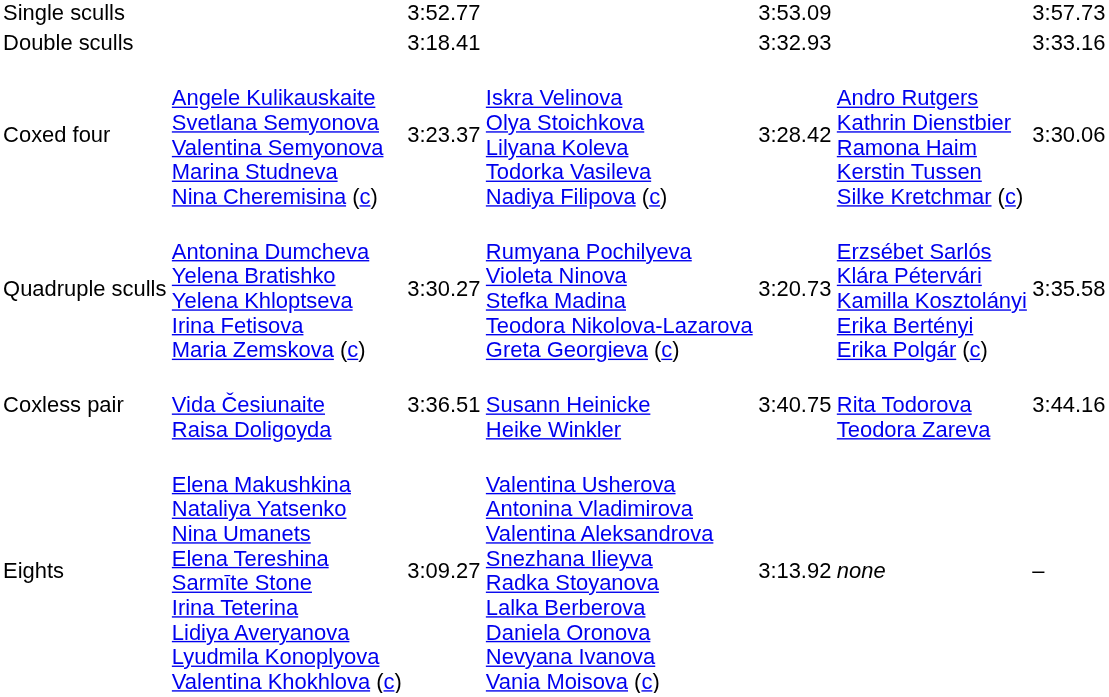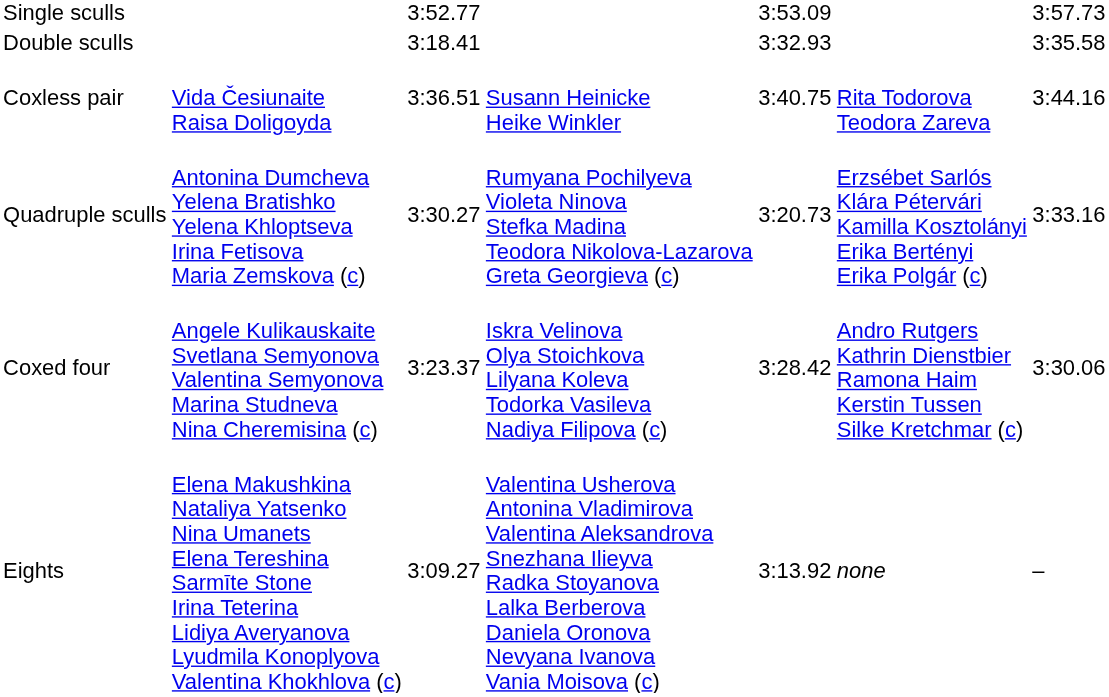(1069, 43) 3:33.16 -> (1069, 43) 3:35.58
rows swapped: (63, 405) <-> (57, 135)
(1069, 288) 3:35.58 -> (1069, 214) 3:33.16
